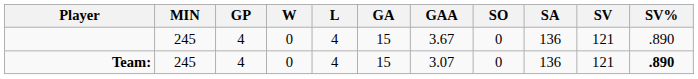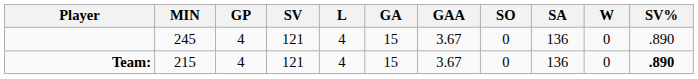columns swapped: (289, 16) <-> (603, 16)
(185, 62) 245 -> (185, 62) 215
(442, 62) 3.07 -> (449, 62) 3.67
